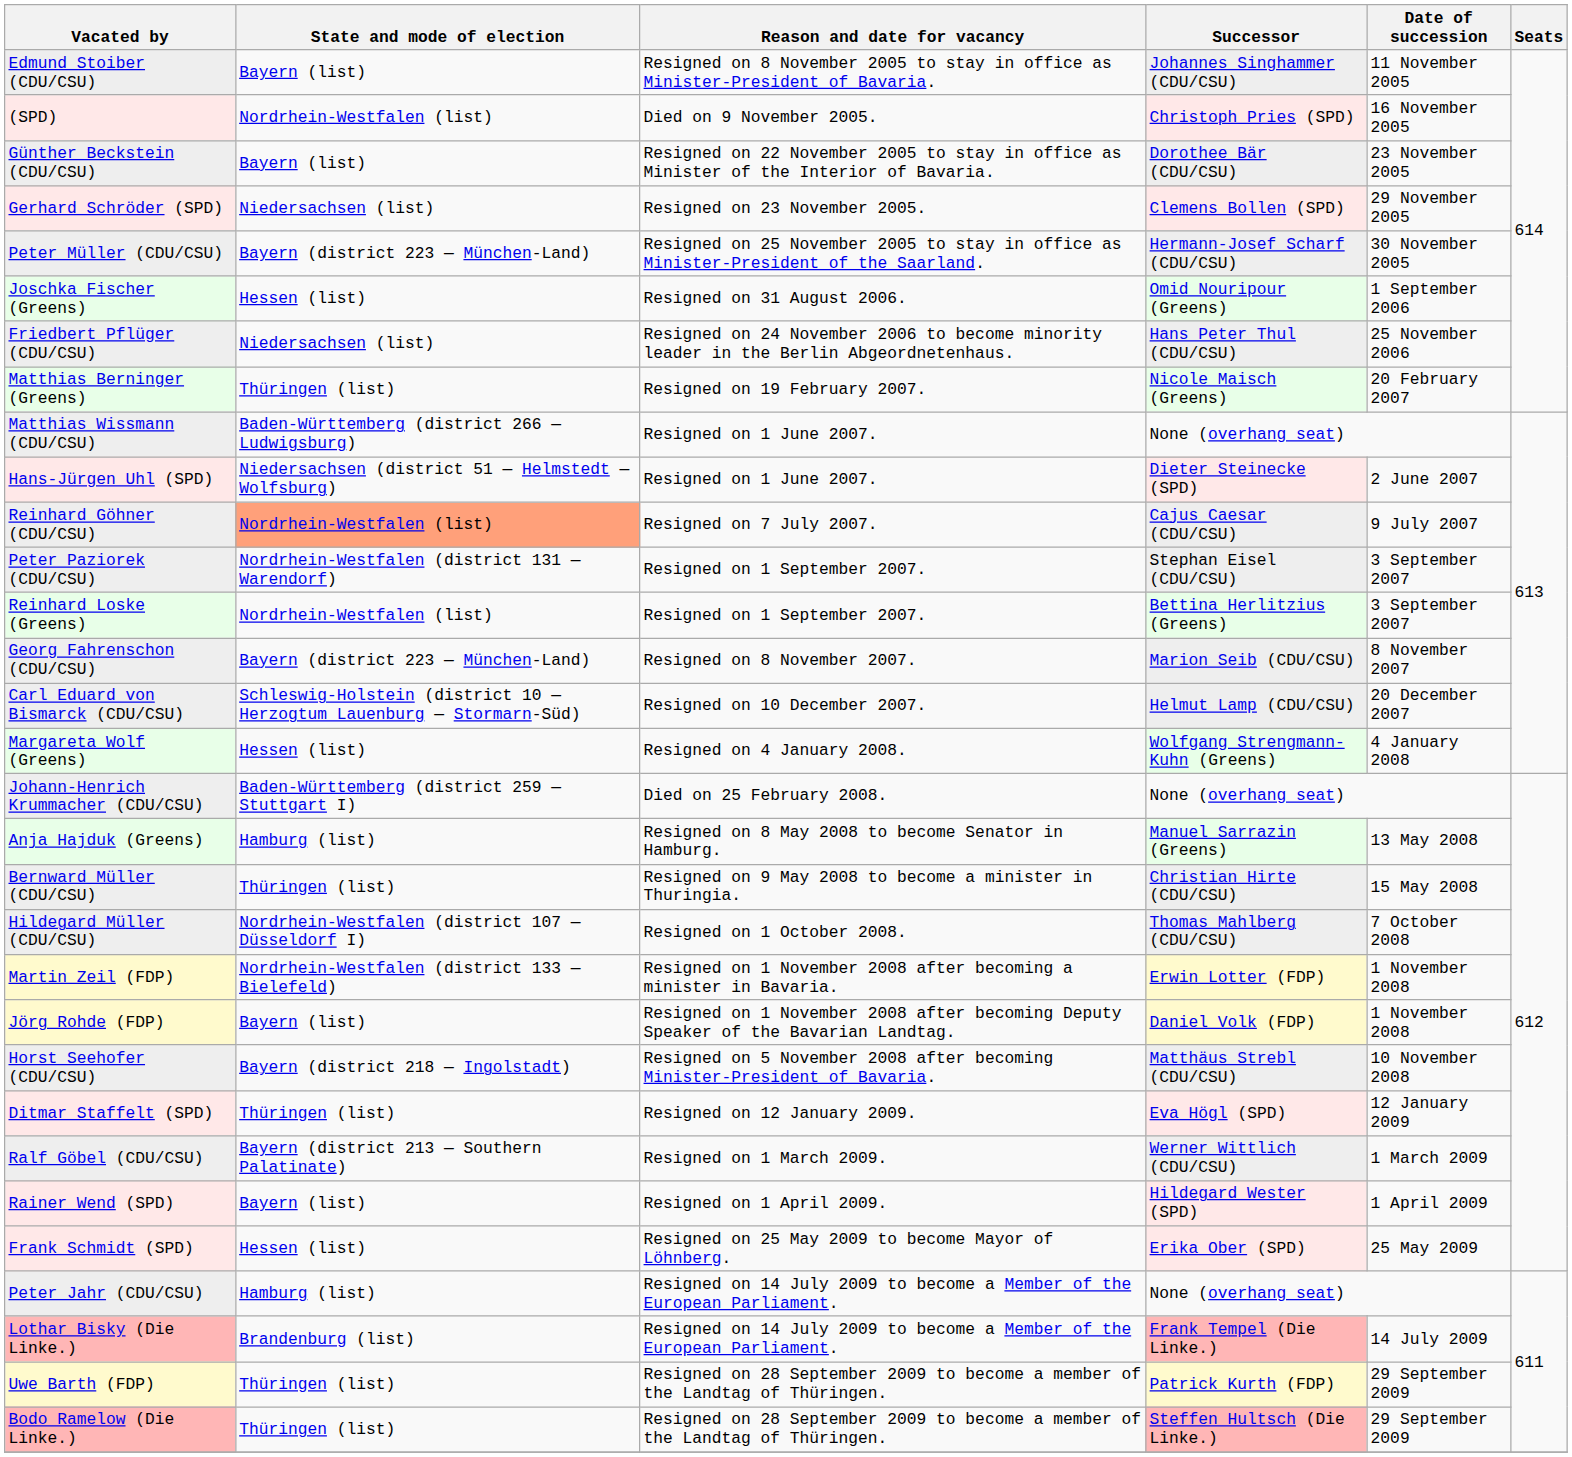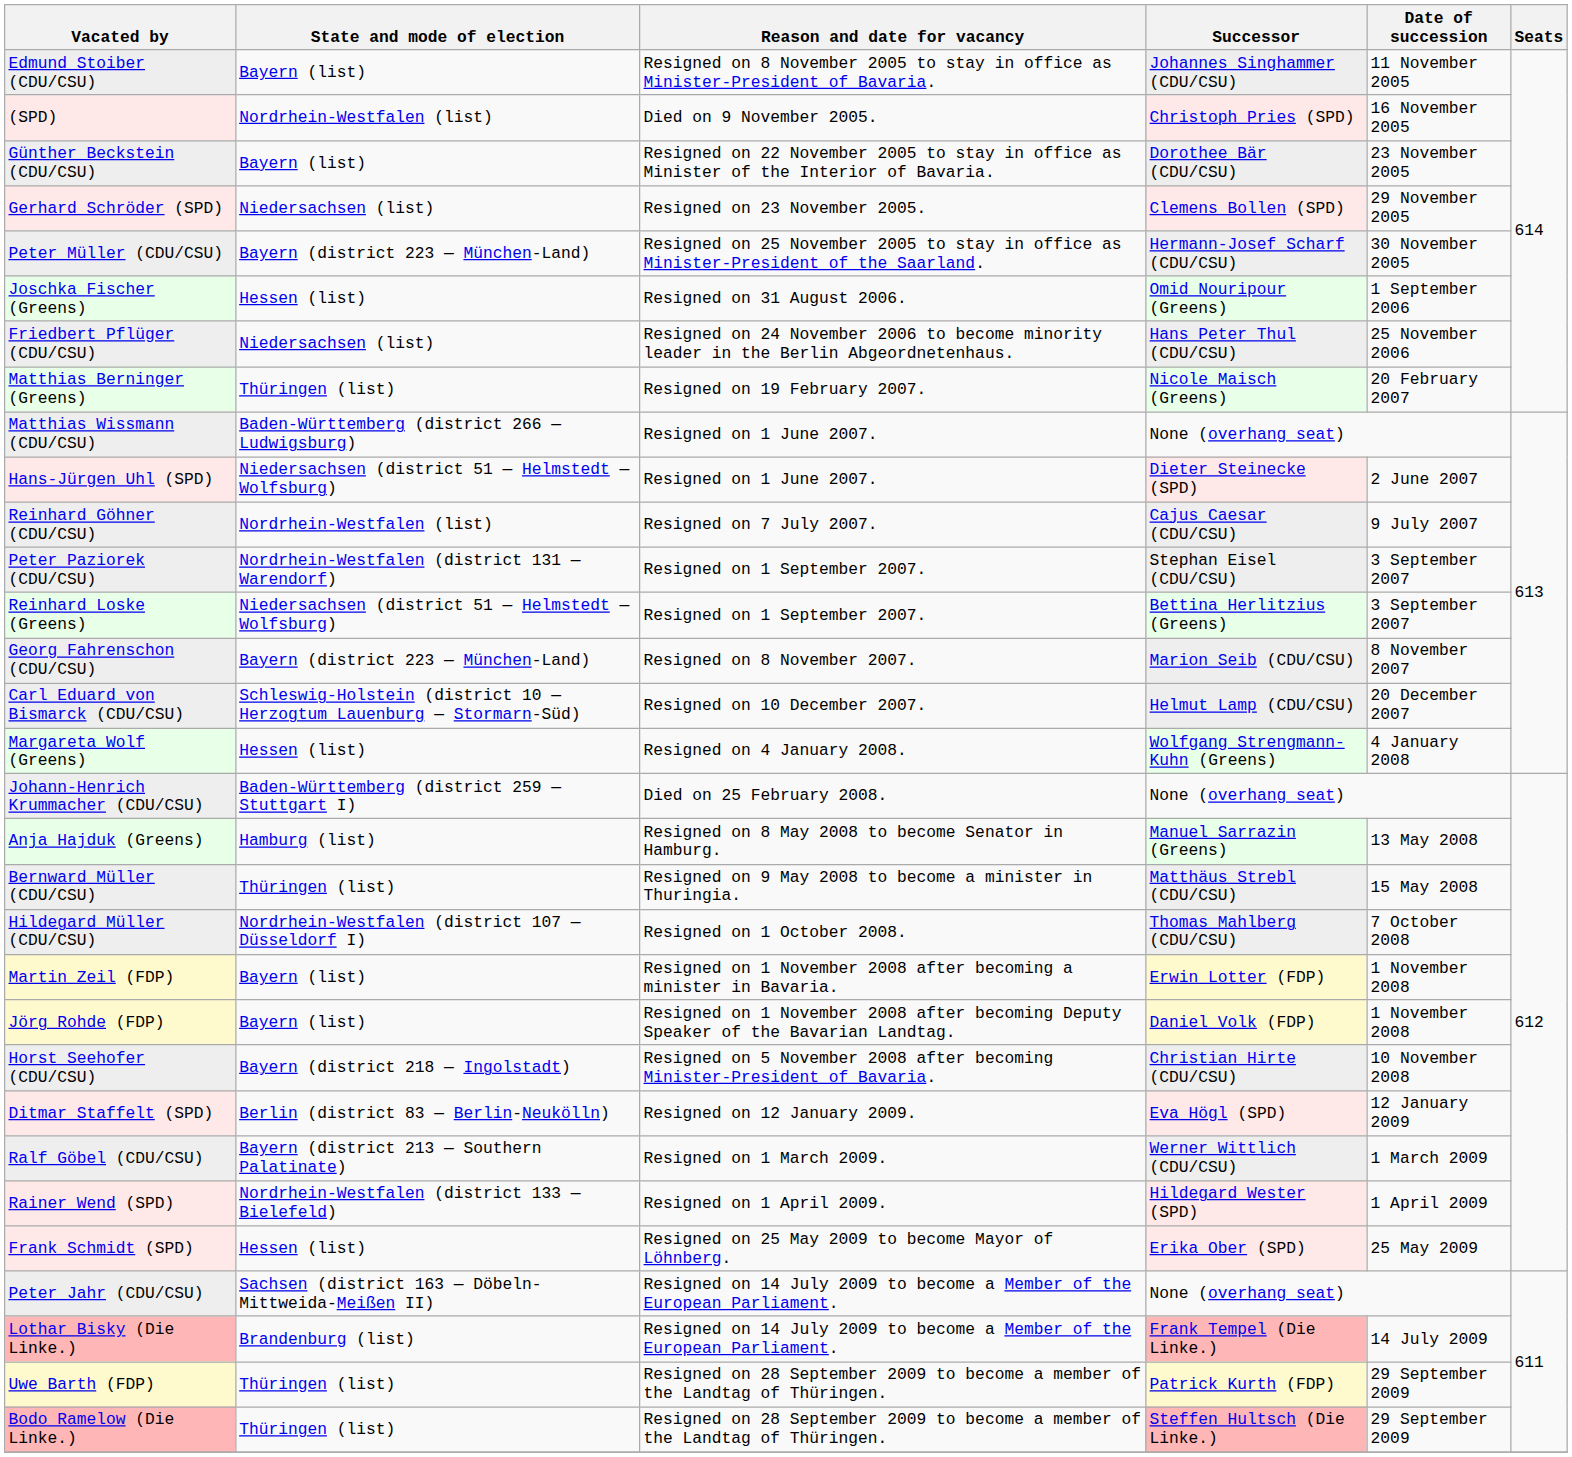(366, 525) lightsalmon background -> (366, 525) no background
(366, 615) Nordrhein-Westfalen (list) -> (434, 615) Niedersachsen (district 51 — Helmstedt — Wolfsburg)
(1223, 887) Christian Hirte (CDU/CSU) -> (1223, 887) Matthäus Strebl (CDU/CSU)
(410, 977) Nordrhein-Westfalen (district 133 — Bielefeld) -> (303, 977) Bayern (list)
(1223, 1068) Matthäus Strebl (CDU/CSU) -> (1223, 1068) Christian Hirte (CDU/CSU)
(317, 1113) Thüringen (list) -> (424, 1113) Berlin (district 83 — Berlin-Neukölln)
(303, 1203) Bayern (list) -> (410, 1203) Nordrhein-Westfalen (district 133 — Bielefeld)
(307, 1294) Hamburg (list) -> (390, 1294) Sachsen (district 163 — Döbeln-Mittweida-Meißen II)
